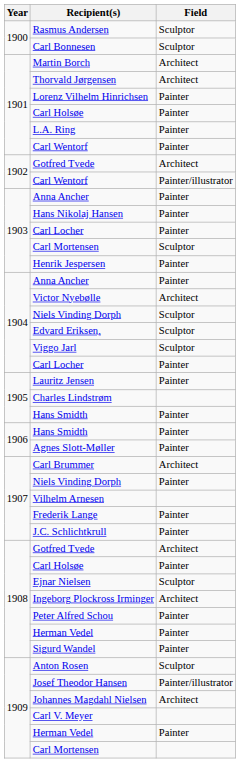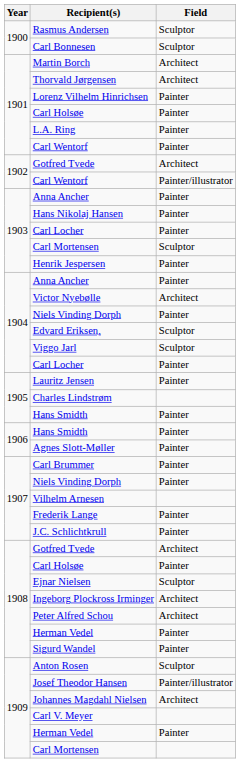(177, 314) Sculptor -> (174, 314) Painter
(178, 465) Architect -> (174, 465) Painter
(174, 615) Painter -> (178, 615) Architect
